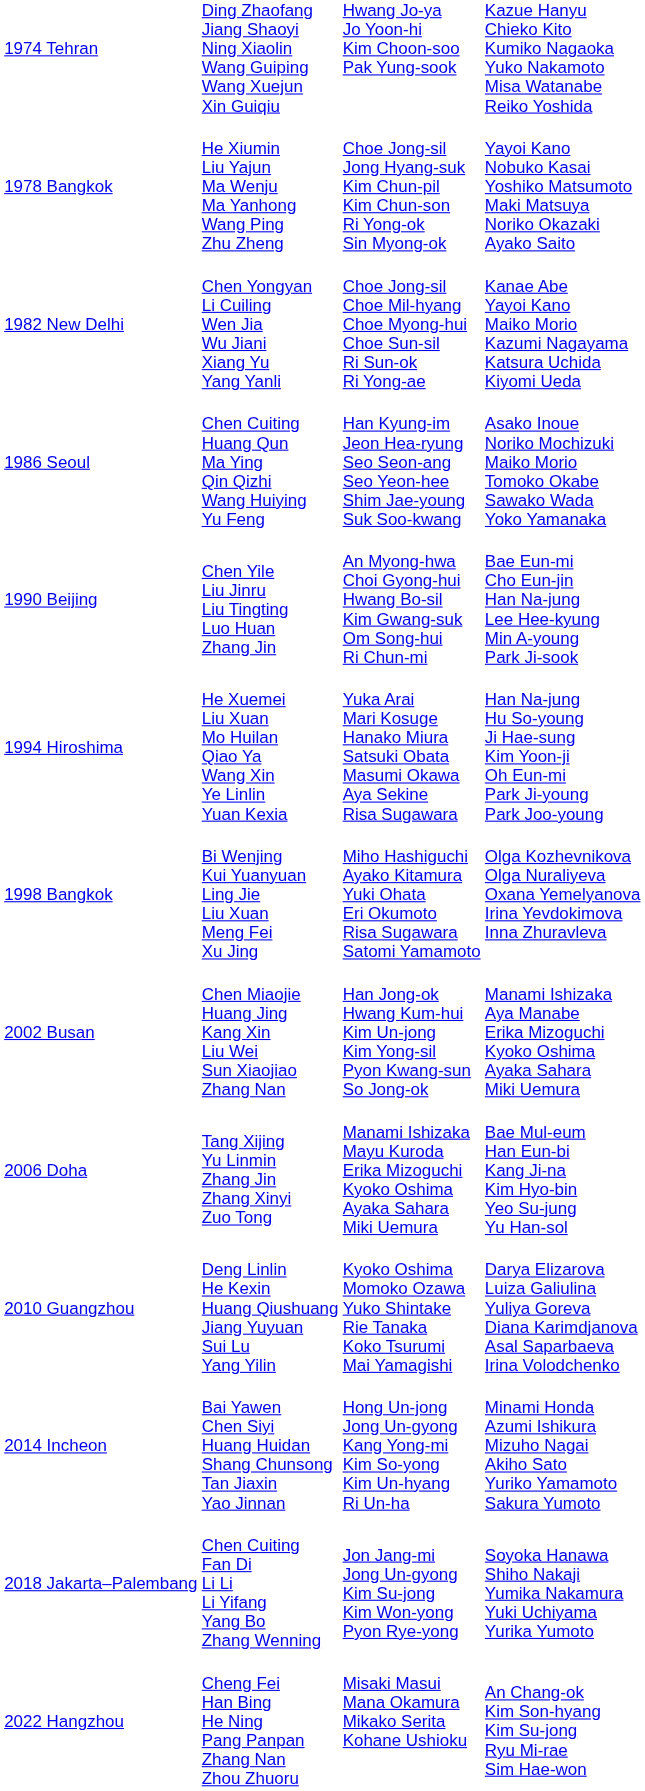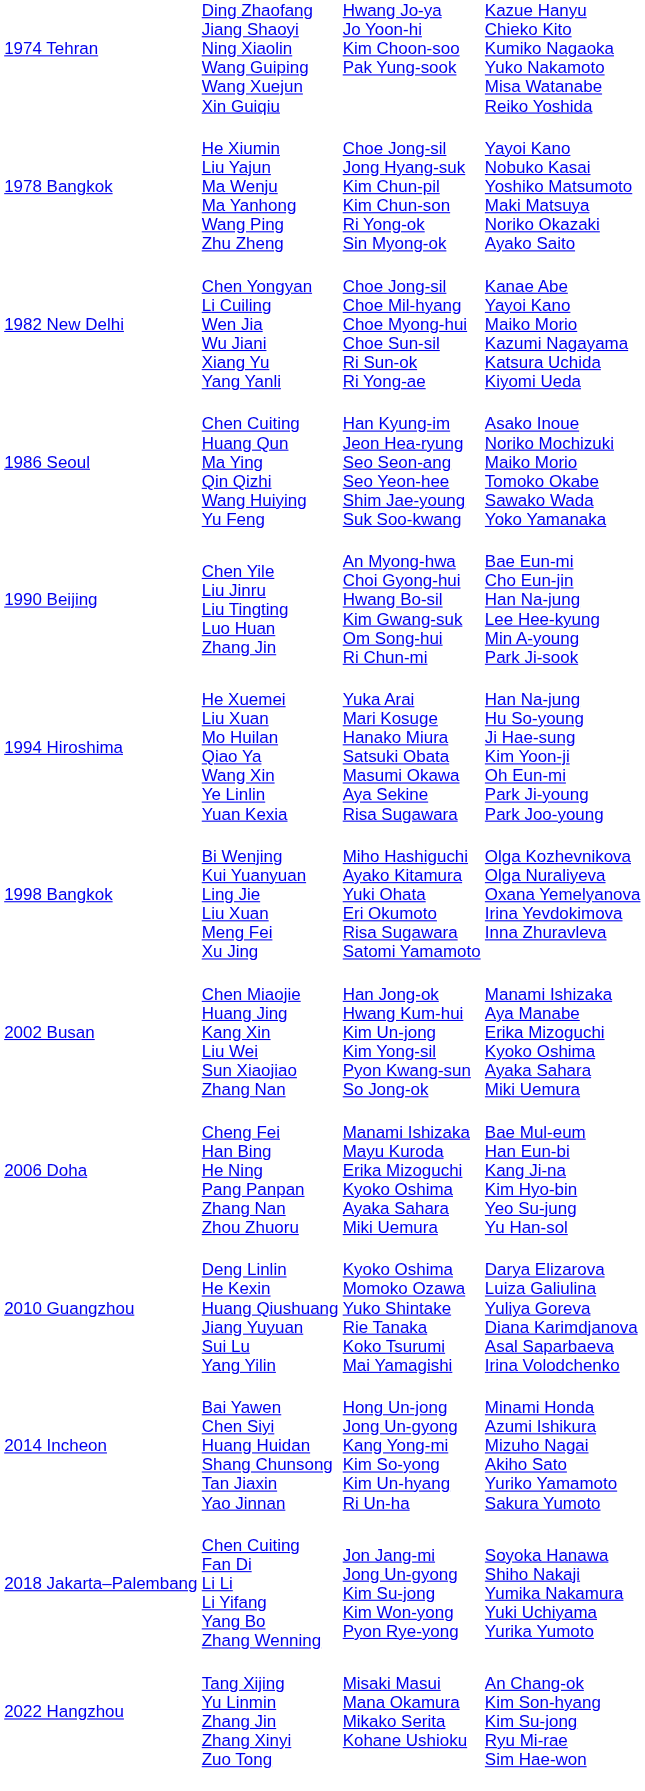(247, 1179) Tang Xijing Yu Linmin Zhang Jin Zhang Xinyi Zuo Tong -> (253, 1179) Cheng Fei Han Bing He Ning Pang Panpan Zhang Nan Zhou Zhuoru
(253, 1731) Cheng Fei Han Bing He Ning Pang Panpan Zhang Nan Zhou Zhuoru -> (247, 1721) Tang Xijing Yu Linmin Zhang Jin Zhang Xinyi Zuo Tong
